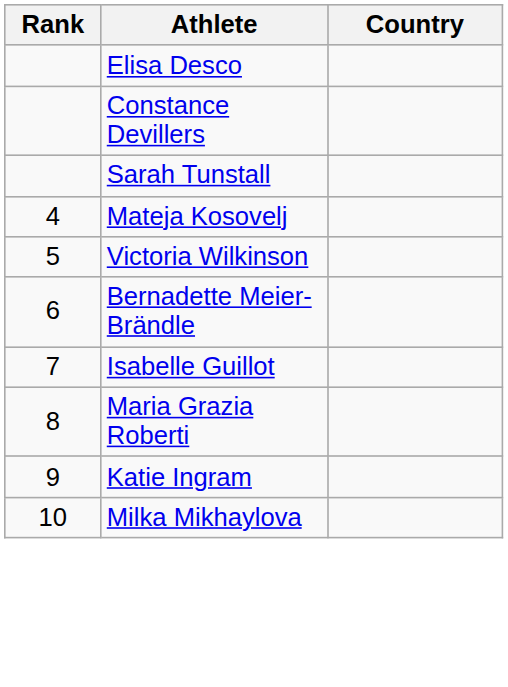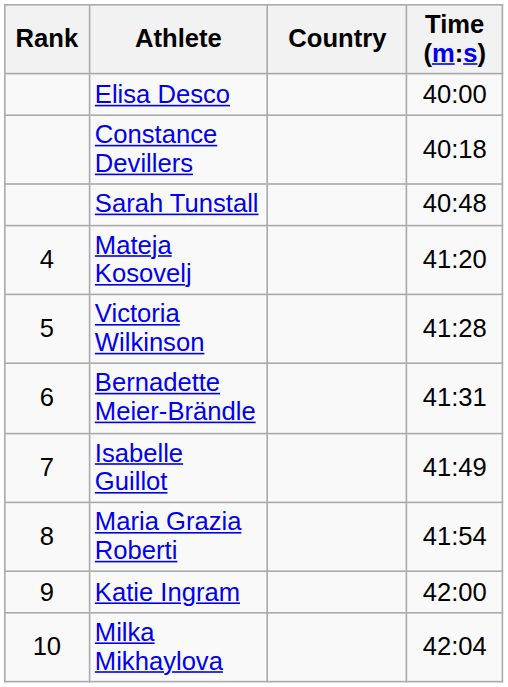+ column: (455, 39)
